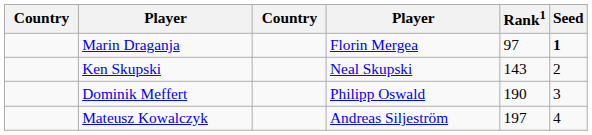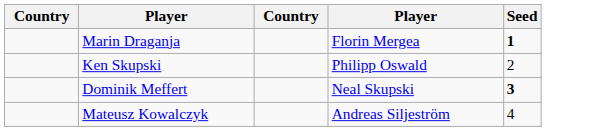- column: (525, 18)
(371, 69) Neal Skupski -> (379, 65) Philipp Oswald
(378, 93) Philipp Oswald -> (373, 89) Neal Skupski
(557, 93) normal -> (511, 89) bold
